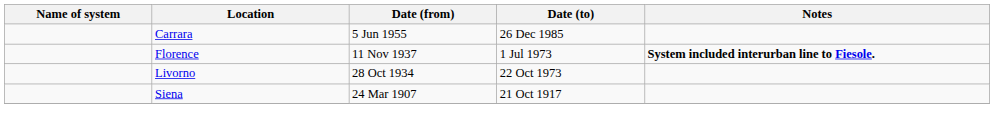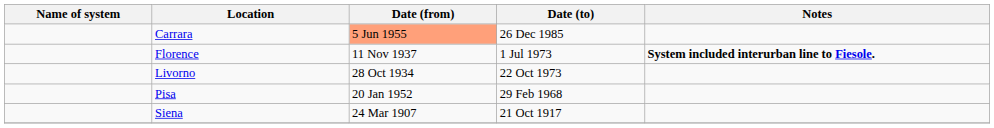(379, 34) no background -> (379, 34) lightsalmon background
+ row: (165, 93)
